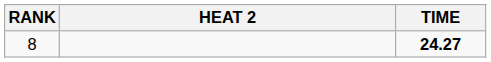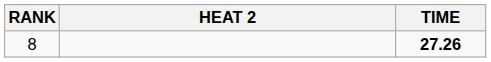(441, 44) 24.27 -> (441, 44) 27.26
